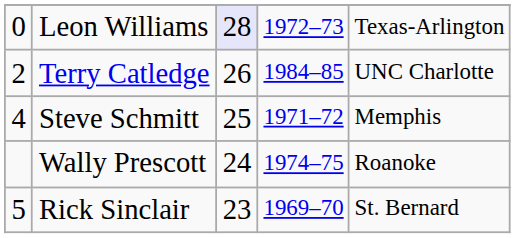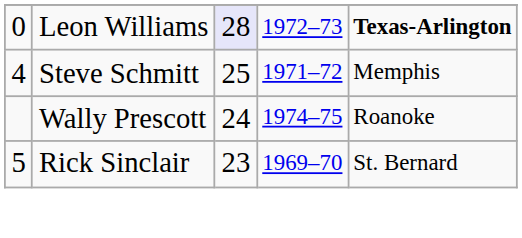(429, 27) normal -> (432, 27) bold
- row: (124, 72)
